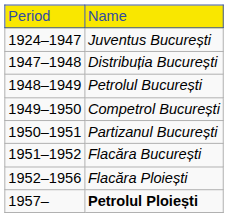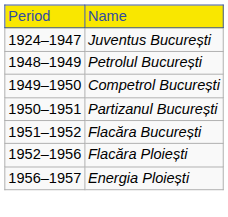- row: (153, 62)
+ row: (139, 178)
- row: (143, 201)
